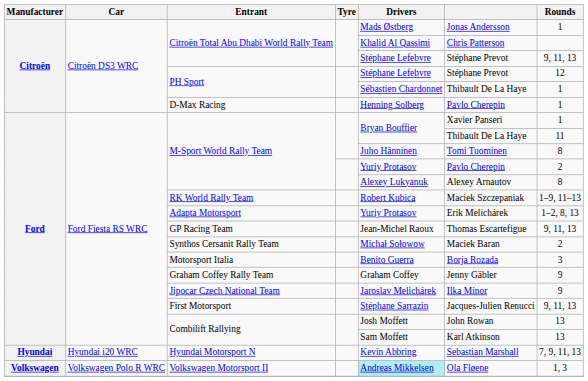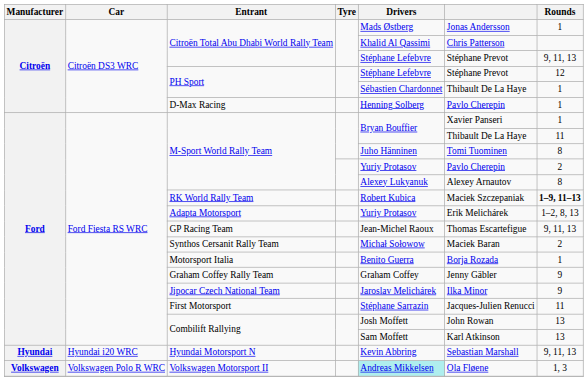(560, 197) normal -> (560, 197) bold
(560, 259) 3 -> (560, 259) 1
(560, 305) 9, 11, 13 -> (560, 305) 11
(560, 352) 7, 9, 11, 13 -> (560, 352) 9, 11, 13
